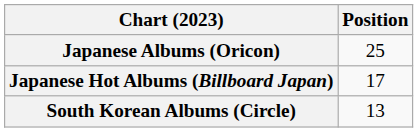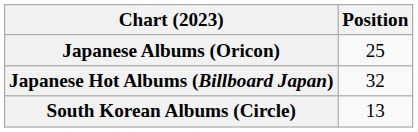(375, 80) 17 -> (375, 80) 32
